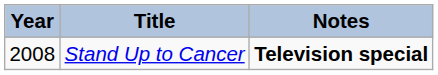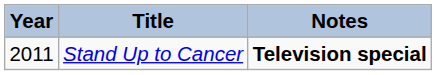(32, 54) 2008 -> (31, 54) 2011
